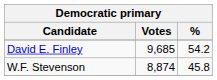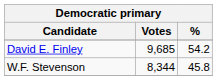(161, 67) 8,874 -> (161, 67) 8,344
